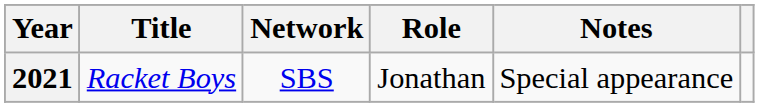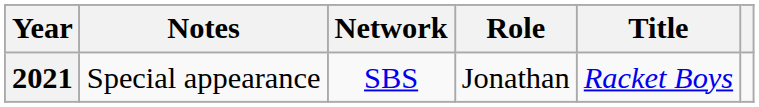columns swapped: (161, 28) <-> (616, 28)
